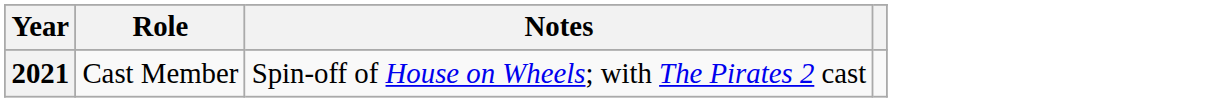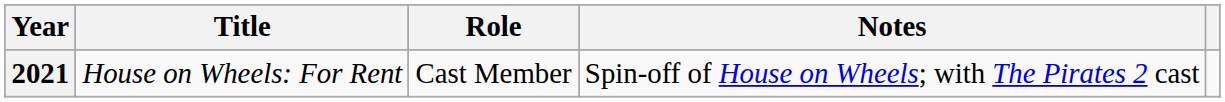+ column: (242, 27)
